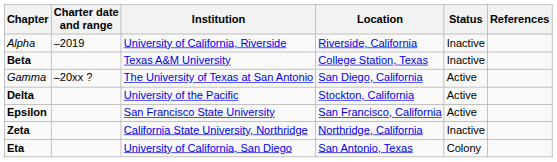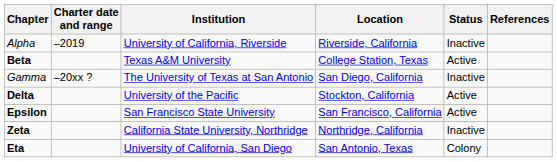(466, 60) Inactive -> (462, 60) Active
(462, 78) Active -> (466, 78) Inactive
